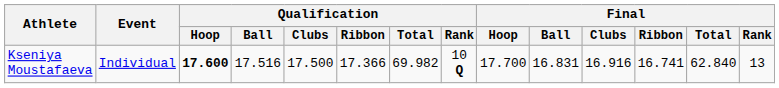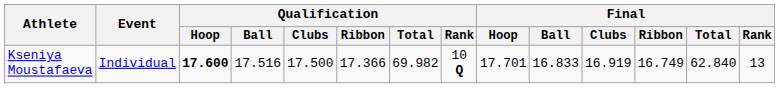(503, 64) 17.700 -> (503, 64) 17.701
(556, 64) 16.831 -> (556, 64) 16.833
(608, 64) 16.916 -> (608, 64) 16.919
(661, 64) 16.741 -> (661, 64) 16.749
